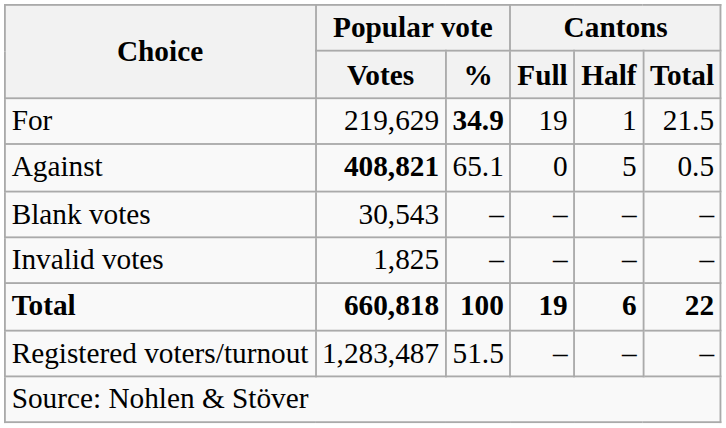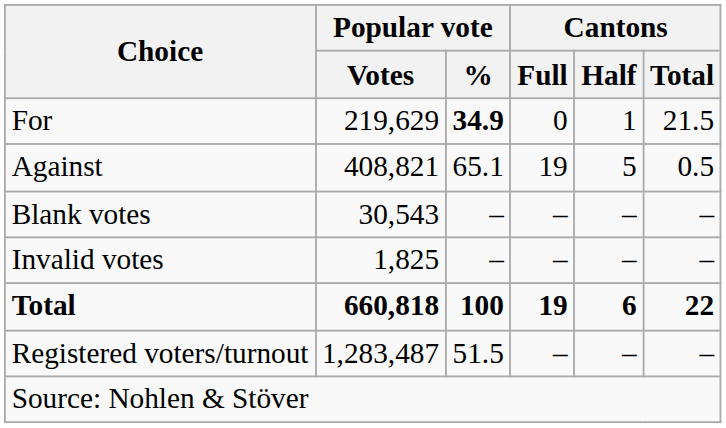(553, 120) 19 -> (560, 120) 0
(392, 167) bold -> (392, 167) normal
(560, 167) 0 -> (553, 167) 19
